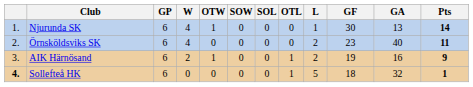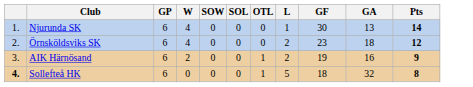- column: (213, 12)
(398, 43) 40 -> (369, 43) 18
(445, 43) 11 -> (416, 43) 12
(445, 74) 1 -> (416, 74) 8
